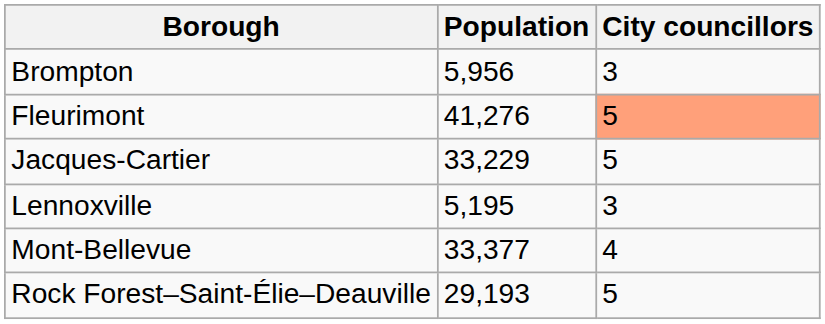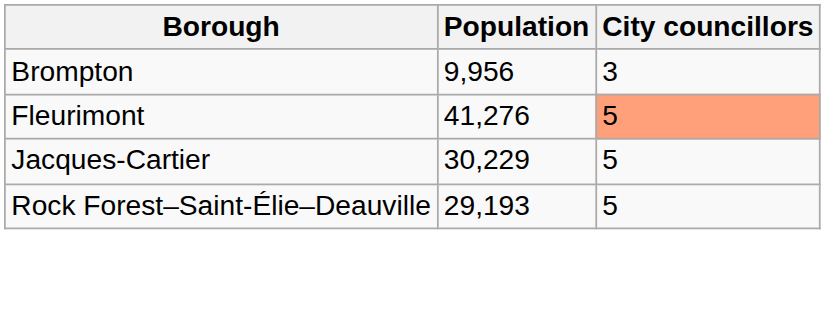(479, 71) 5,956 -> (479, 71) 9,956
(487, 160) 33,229 -> (487, 160) 30,229
- row: (82, 205)
- row: (101, 250)
